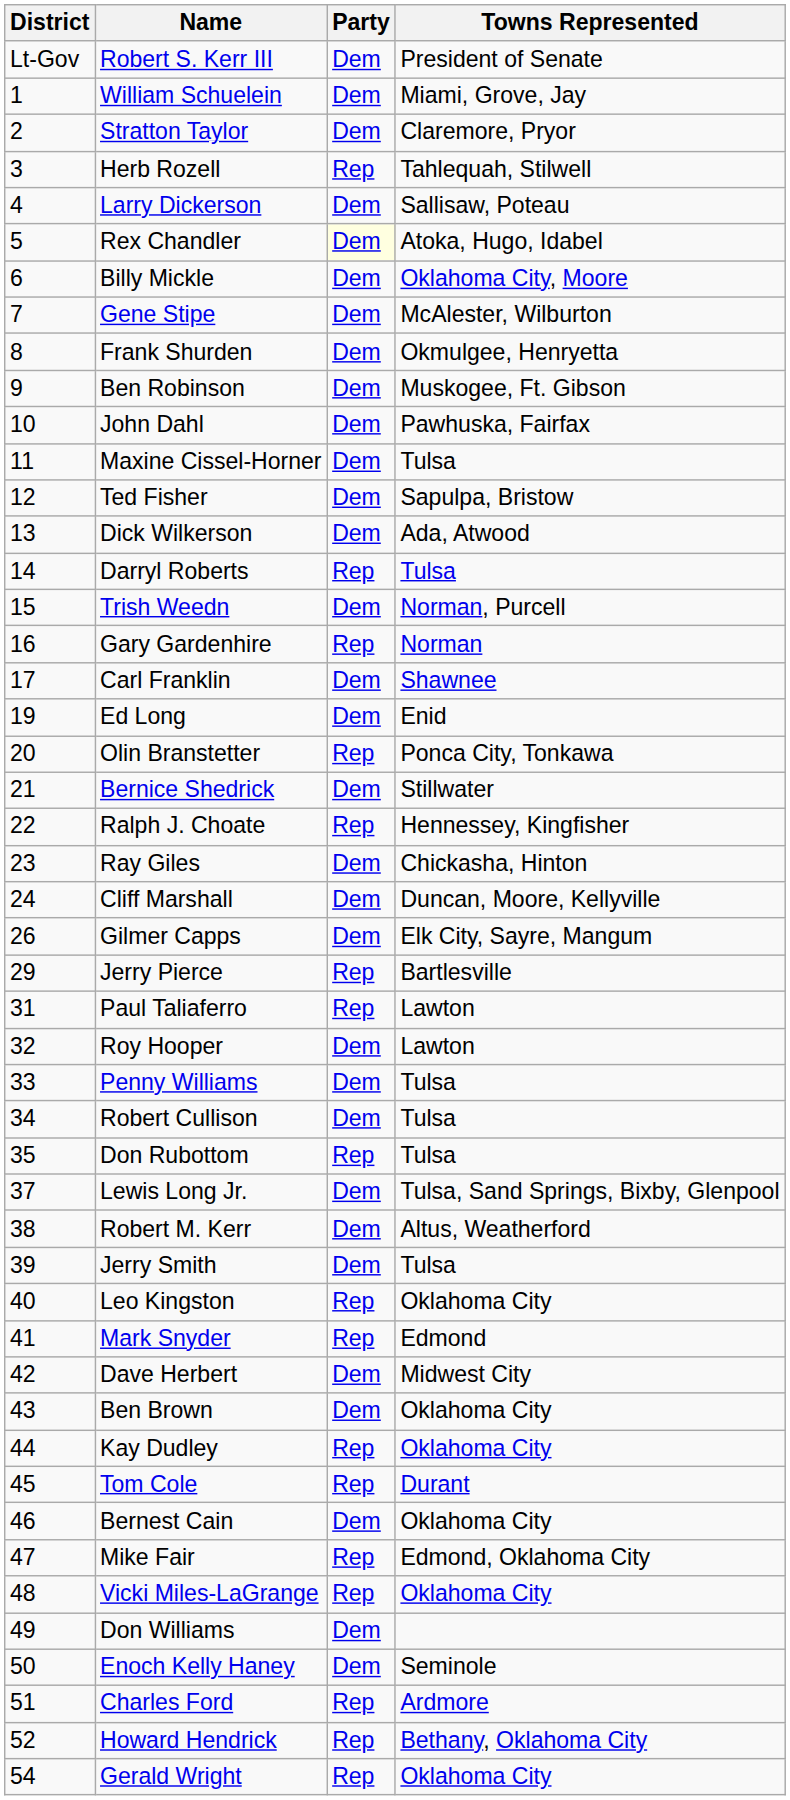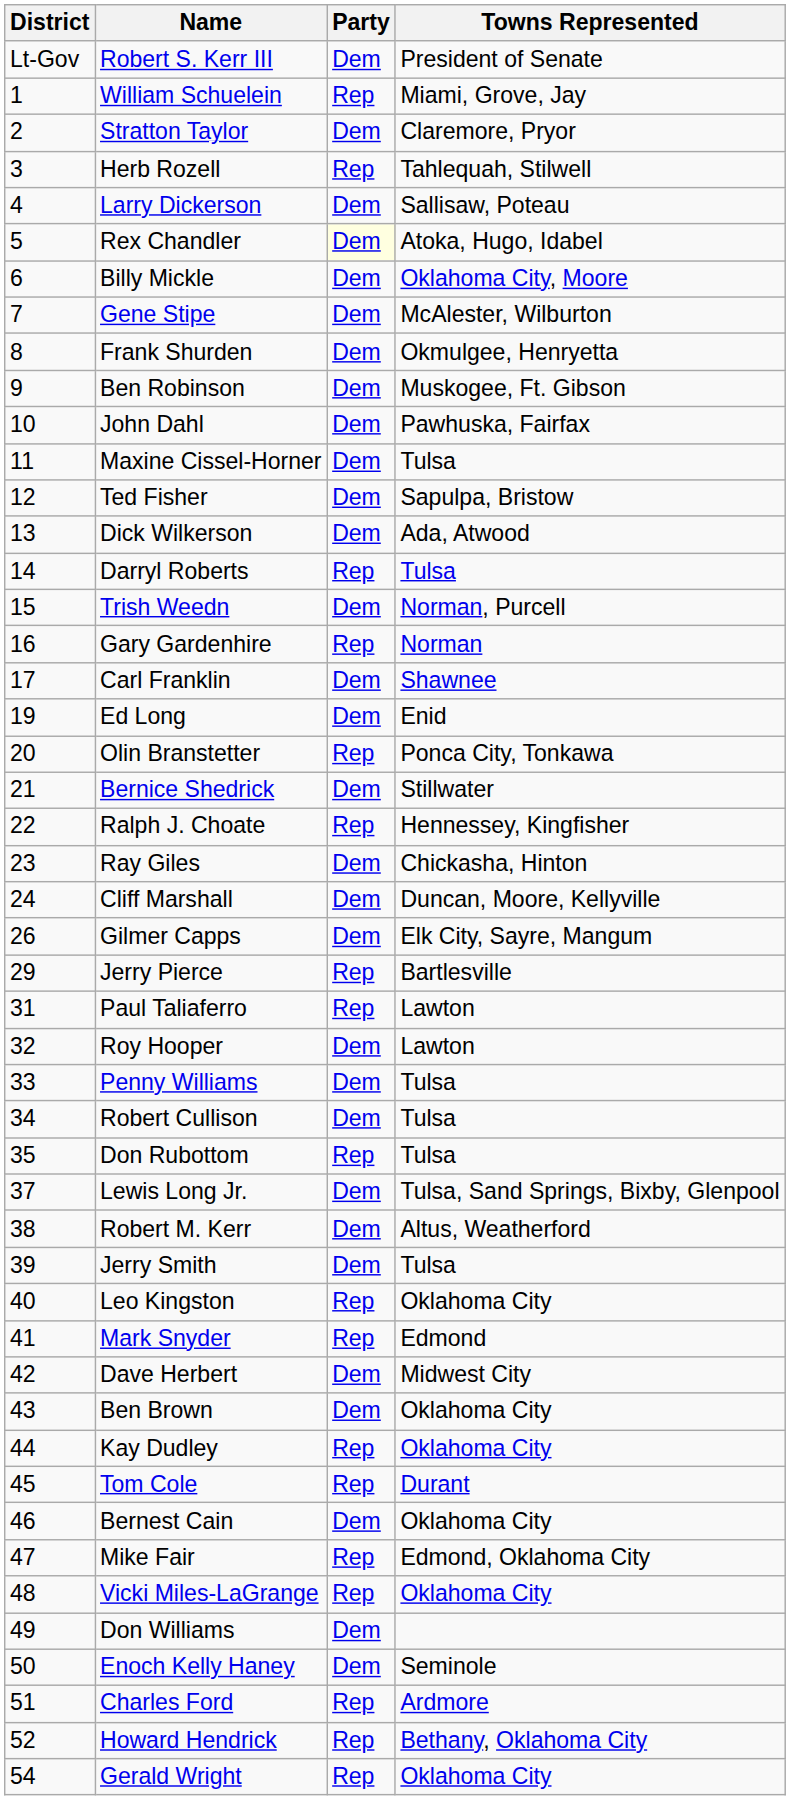(356, 95) Dem -> (353, 95) Rep
